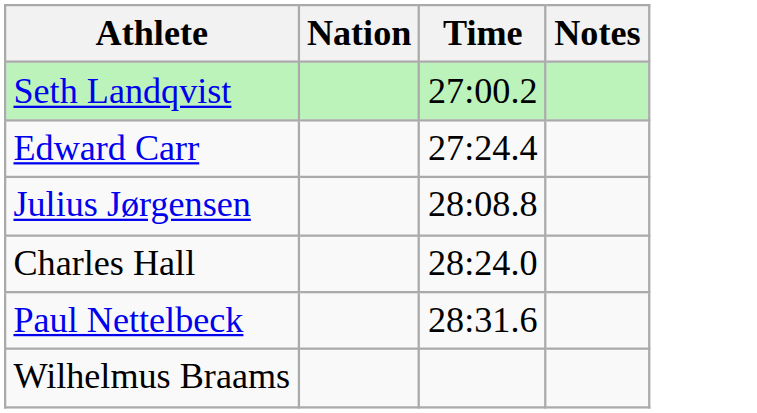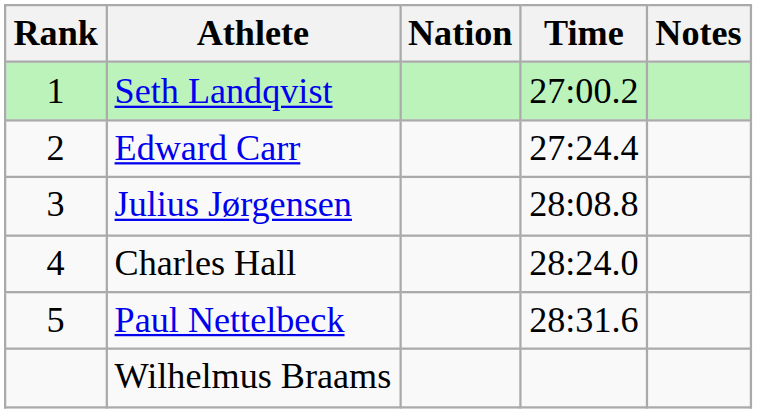+ column: (56, 33)
